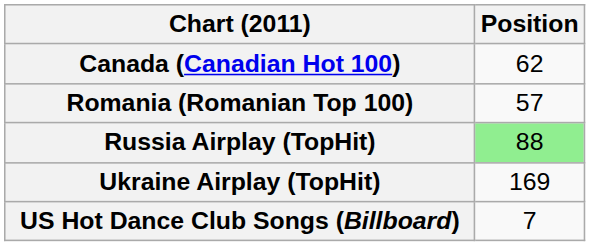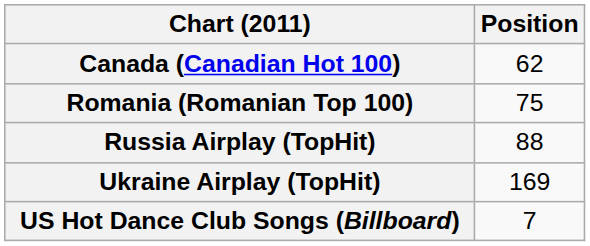(530, 102) 57 -> (530, 102) 75
(530, 142) lightgreen background -> (530, 142) no background
